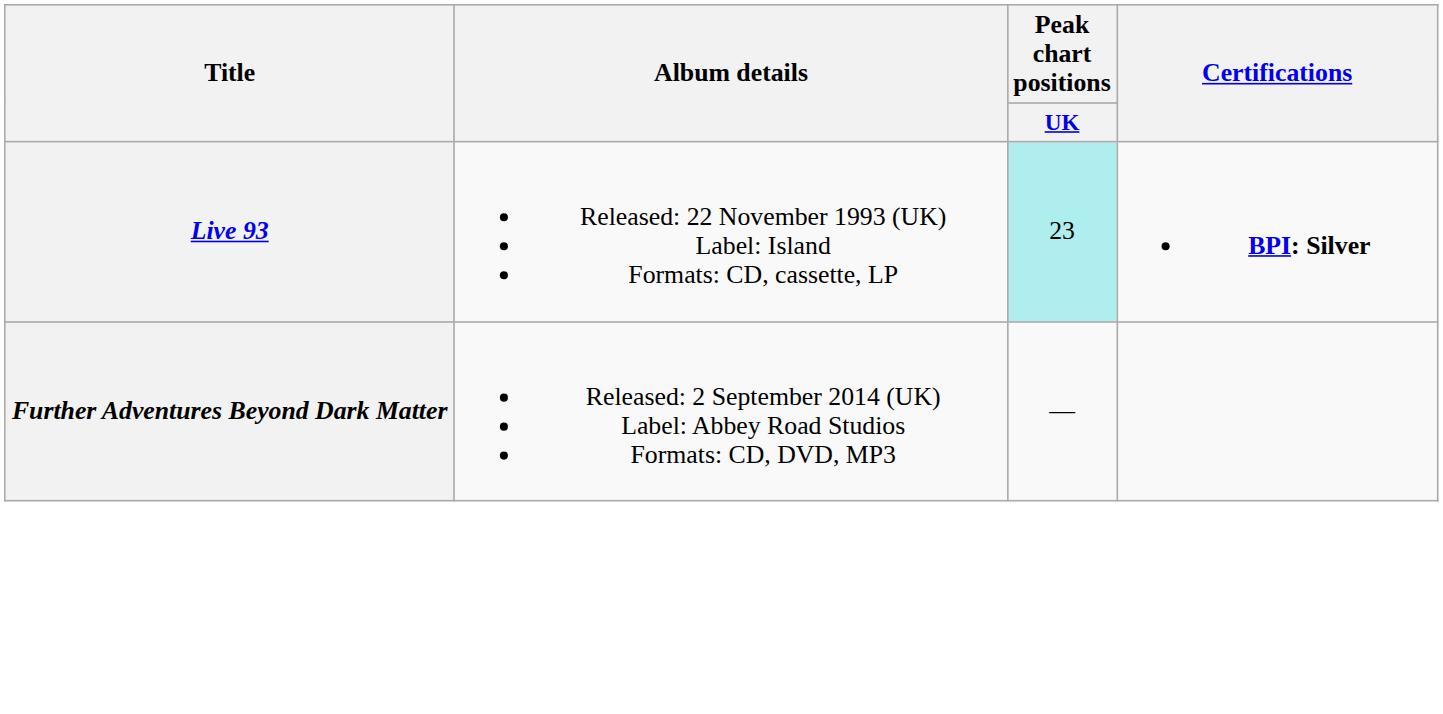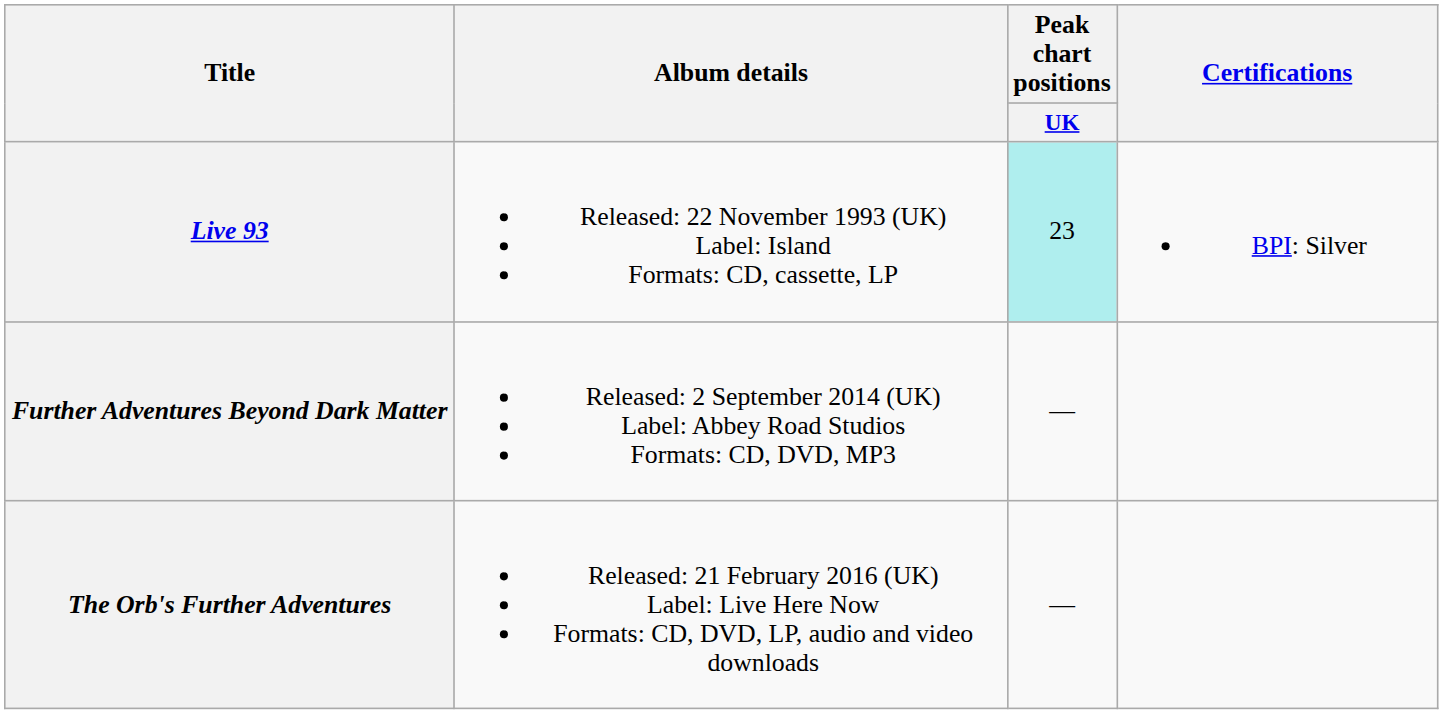(1277, 246) bold -> (1277, 246) normal
+ row: (230, 604)
